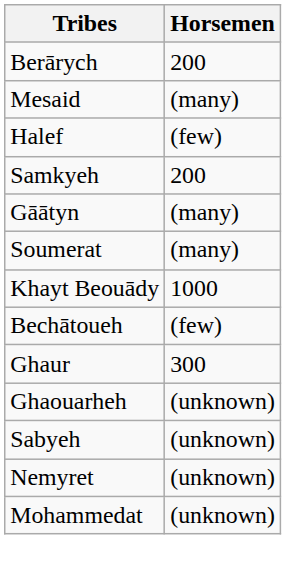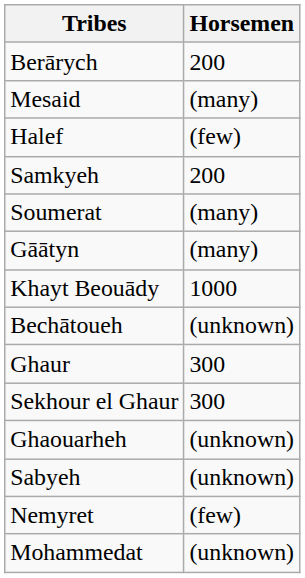rows swapped: (56, 250) <-> (45, 212)
(196, 325) (few) -> (242, 325) (unknown)
+ row: (94, 401)
(223, 477) (unknown) -> (215, 514) (few)
